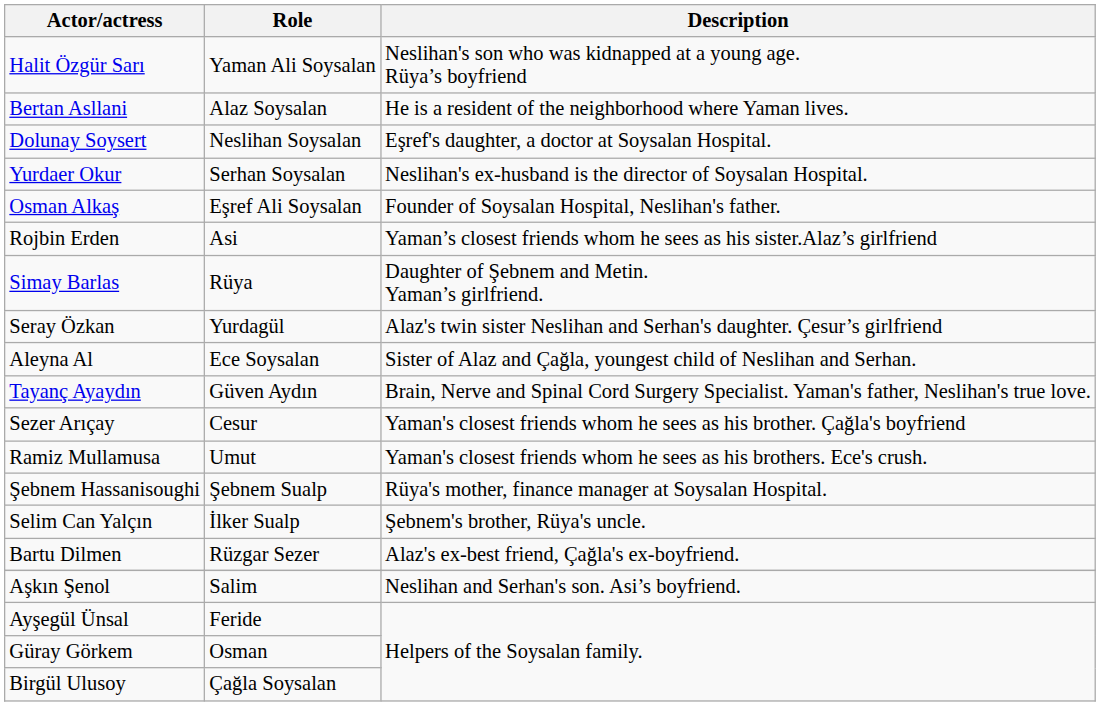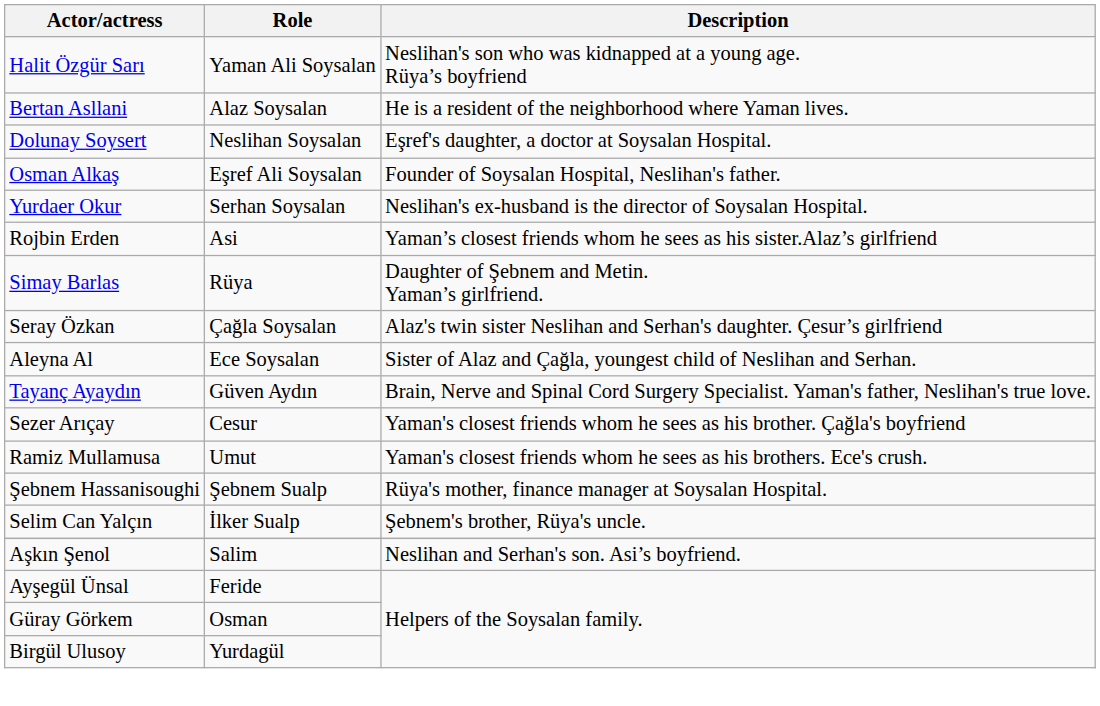rows swapped: (64, 206) <-> (65, 173)
(247, 326) Yurdagül -> (273, 326) Çağla Soysalan
- row: (65, 554)
(273, 683) Çağla Soysalan -> (247, 651) Yurdagül
